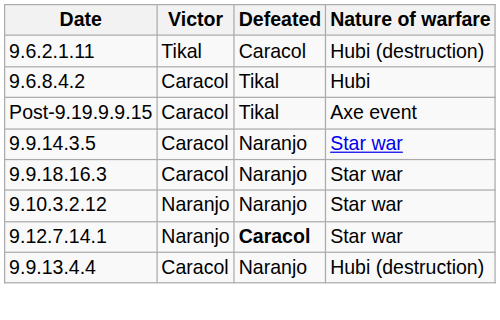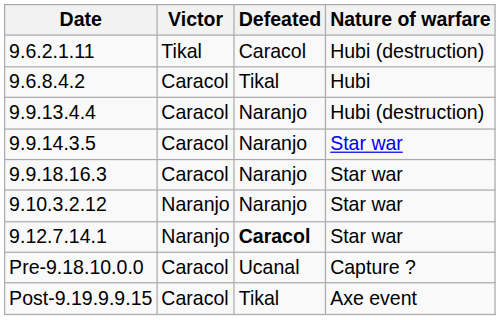rows swapped: (53, 267) <-> (81, 112)
+ row: (76, 267)
